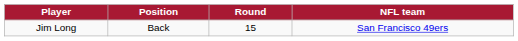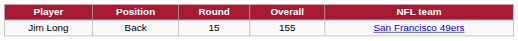+ column: (287, 12)
